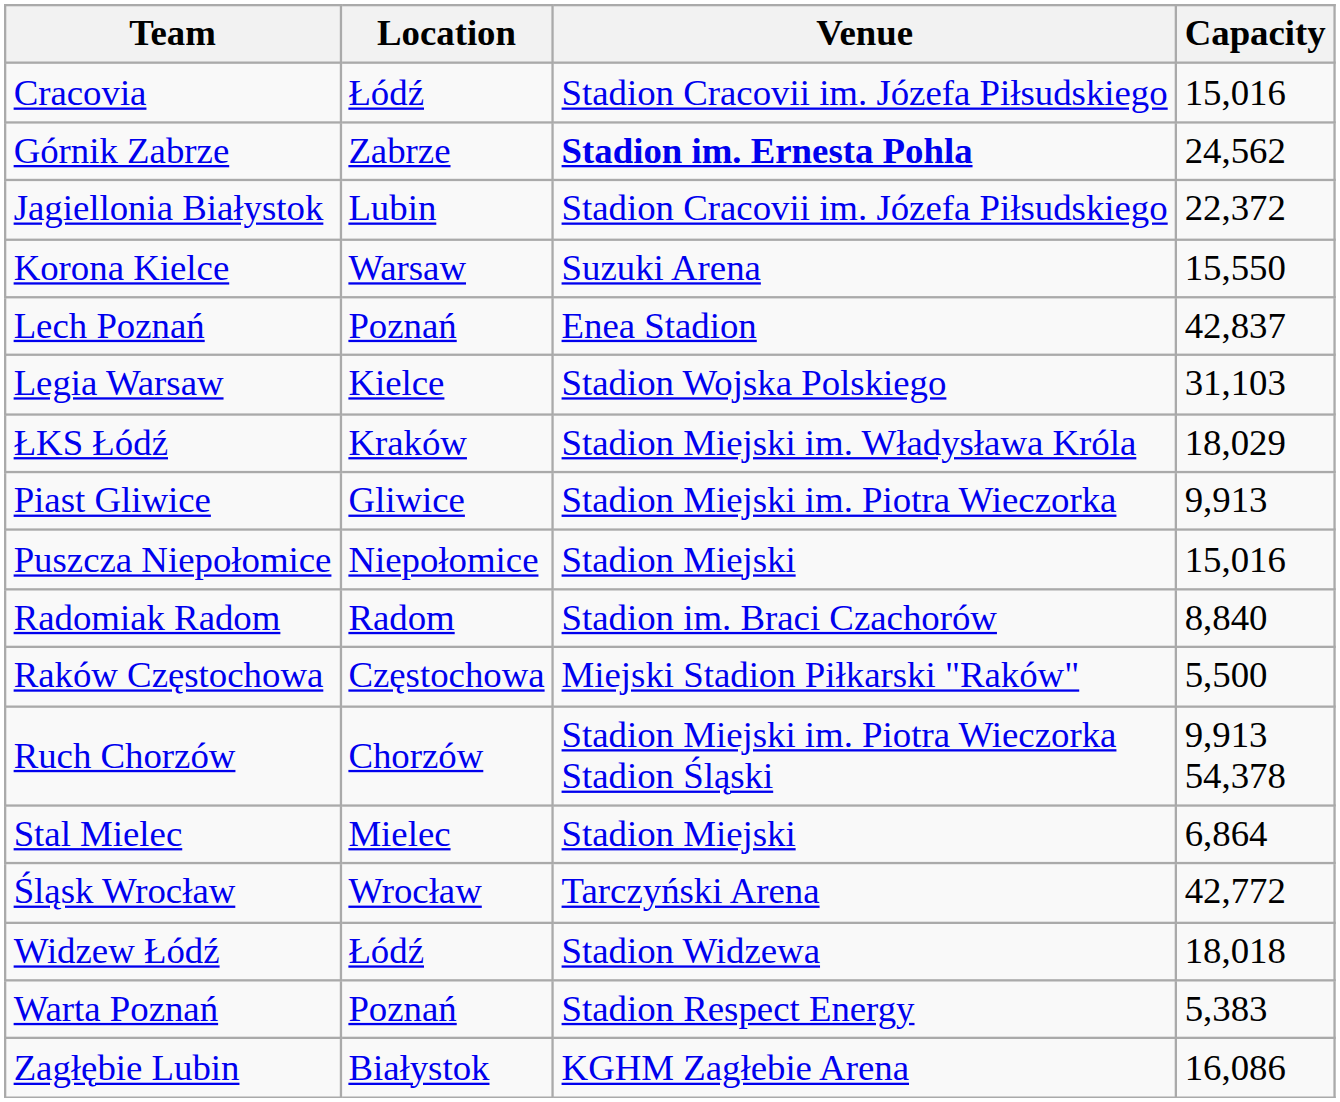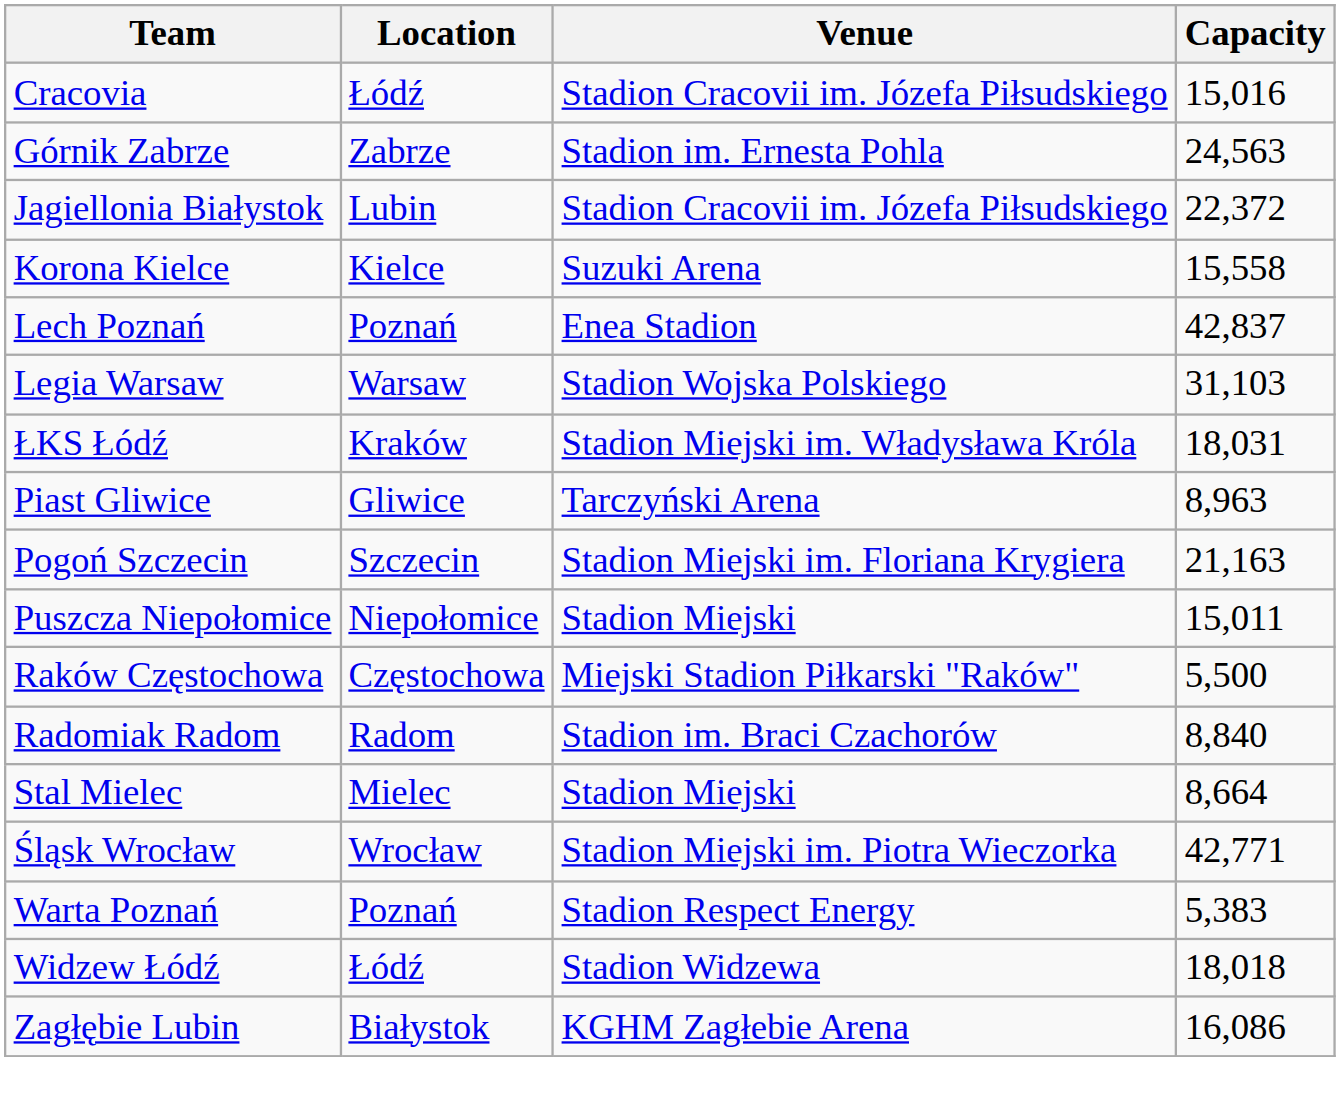(767, 150) bold -> (753, 150) normal
(1235, 150) 24,562 -> (1235, 150) 24,563
(407, 267) Warsaw -> (396, 267) Kielce
(1235, 267) 15,550 -> (1235, 267) 15,558
(396, 383) Kielce -> (407, 383) Warsaw
(1235, 442) 18,029 -> (1235, 442) 18,031
(839, 500) Stadion Miejski im. Piotra Wieczorka -> (691, 500) Tarczyński Arena
(1226, 500) 9,913 -> (1226, 500) 8,963
+ row: (131, 558)
(1235, 558) 15,016 -> (1235, 617) 15,011
rows swapped: (147, 617) <-> (168, 675)
- row: (125, 754)
(1226, 833) 6,864 -> (1226, 792) 8,664
(691, 892) Tarczyński Arena -> (839, 850) Stadion Miejski im. Piotra Wieczorka
(1235, 892) 42,772 -> (1235, 850) 42,771
rows swapped: (116, 1008) <-> (117, 950)
